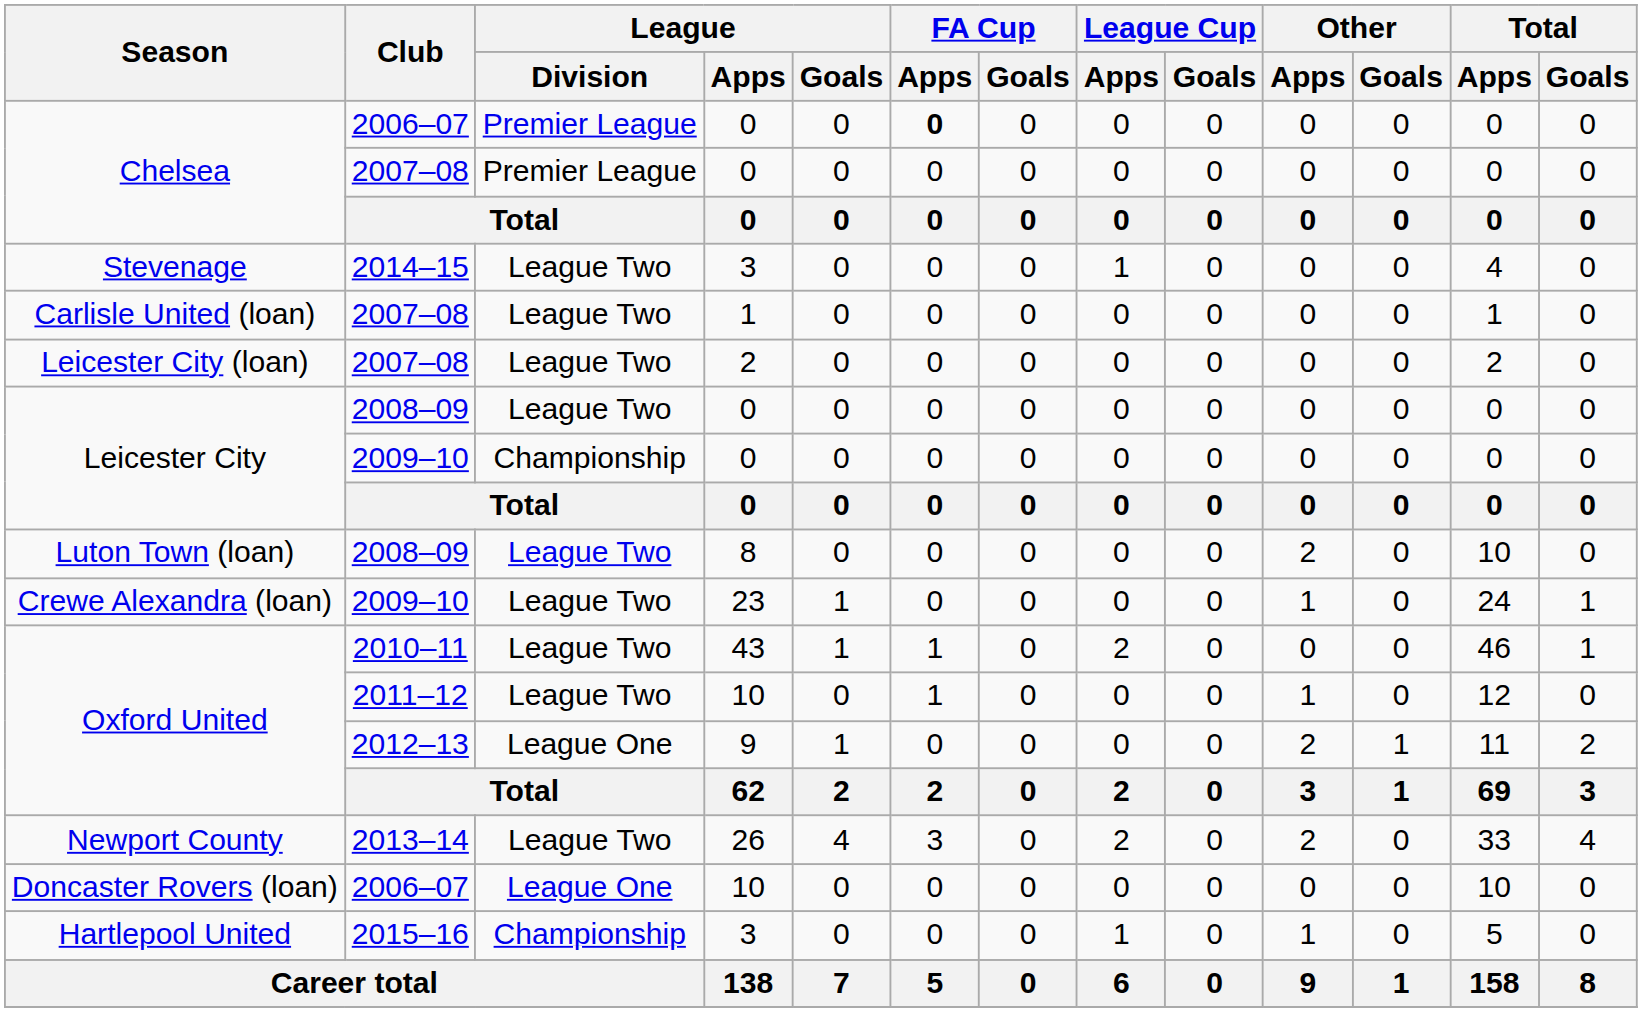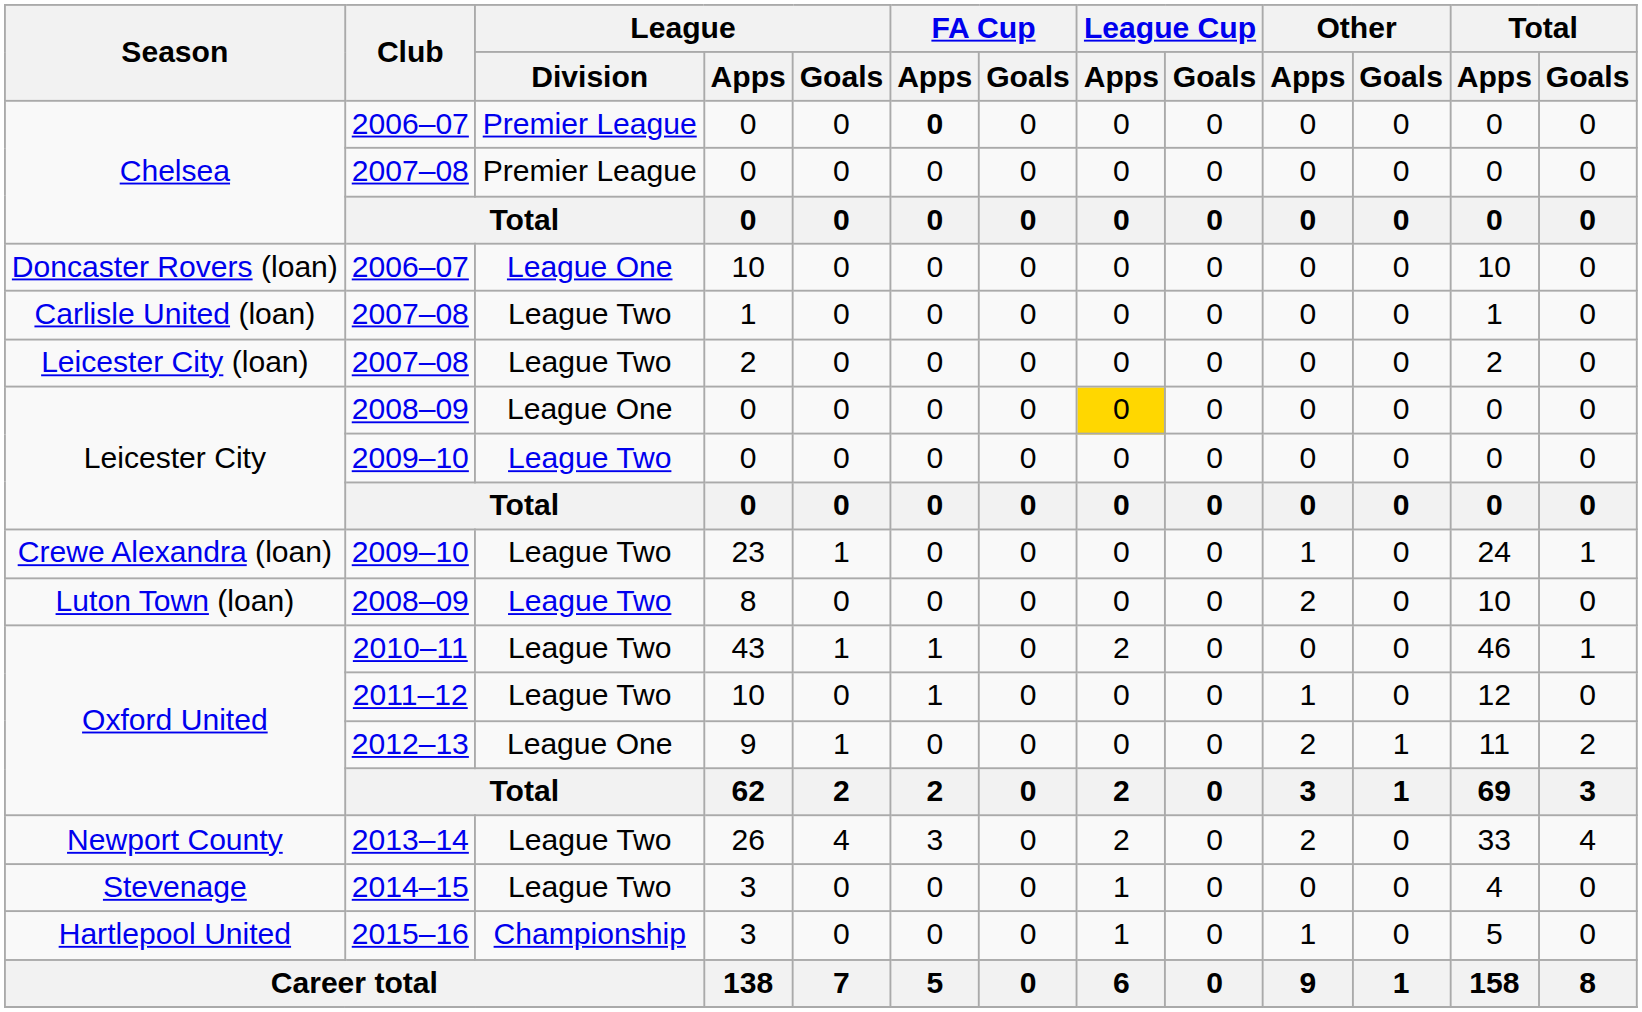rows swapped: (175, 887) <-> (175, 266)
(590, 409) League Two -> (590, 409) League One
(1121, 409) no background -> (1121, 409) gold background
(590, 457) Championship -> (590, 457) League Two
rows swapped: (175, 553) <-> (175, 600)
